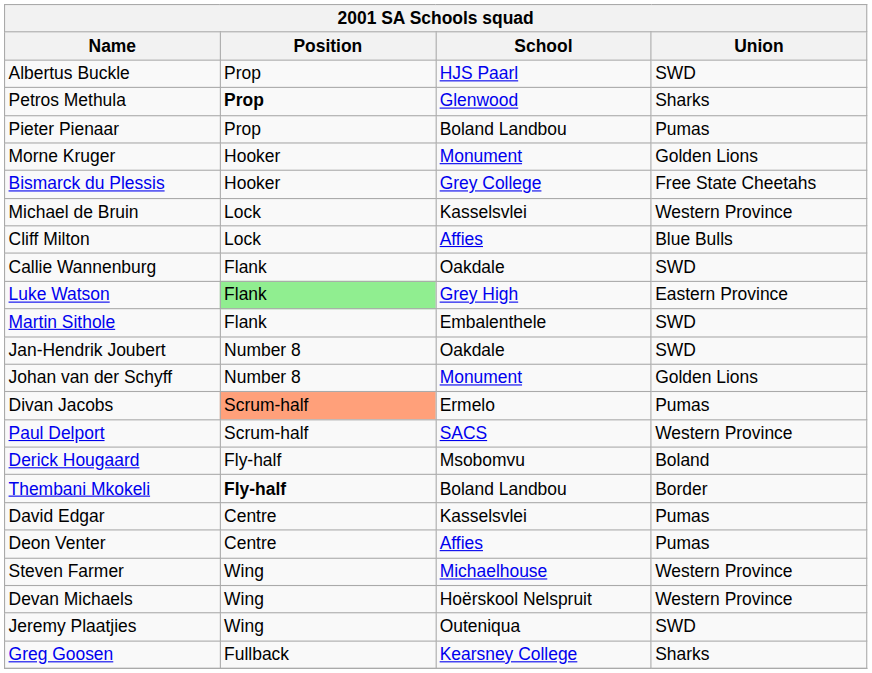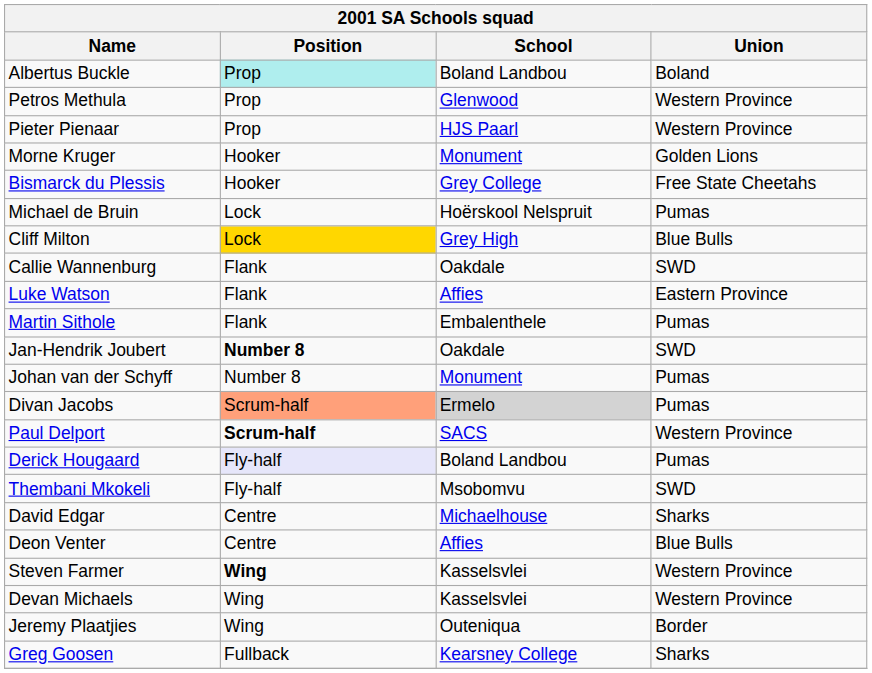(243, 73) no background -> (243, 73) paleturquoise background
(479, 73) HJS Paarl -> (503, 73) Boland Landbou
(676, 73) SWD -> (682, 73) Boland
(244, 101) bold -> (243, 101) normal
(682, 101) Sharks -> (724, 101) Western Province
(503, 128) Boland Landbou -> (479, 128) HJS Paarl
(682, 128) Pumas -> (724, 128) Western Province
(483, 211) Kasselsvlei -> (516, 211) Hoërskool Nelspruit
(724, 211) Western Province -> (682, 211) Pumas
(243, 239) no background -> (243, 239) gold background
(461, 239) Affies -> (479, 239) Grey High
(245, 294) lightgreen background -> (245, 294) no background
(479, 294) Grey High -> (461, 294) Affies
(676, 322) SWD -> (682, 322) Pumas
(262, 350) normal -> (264, 350) bold
(707, 377) Golden Lions -> (682, 377) Pumas
(467, 405) no background -> (467, 405) lightgrey background
(266, 433) normal -> (270, 433) bold
(253, 460) no background -> (253, 460) lavender background
(482, 460) Msobomvu -> (503, 460) Boland Landbou
(682, 460) Boland -> (682, 460) Pumas
(255, 488) bold -> (253, 488) normal
(503, 488) Boland Landbou -> (482, 488) Msobomvu
(681, 488) Border -> (676, 488) SWD
(483, 516) Kasselsvlei -> (493, 516) Michaelhouse
(682, 516) Pumas -> (682, 516) Sharks
(682, 543) Pumas -> (694, 543) Blue Bulls
(244, 571) normal -> (245, 571) bold
(493, 571) Michaelhouse -> (483, 571) Kasselsvlei
(516, 599) Hoërskool Nelspruit -> (483, 599) Kasselsvlei
(676, 626) SWD -> (681, 626) Border
